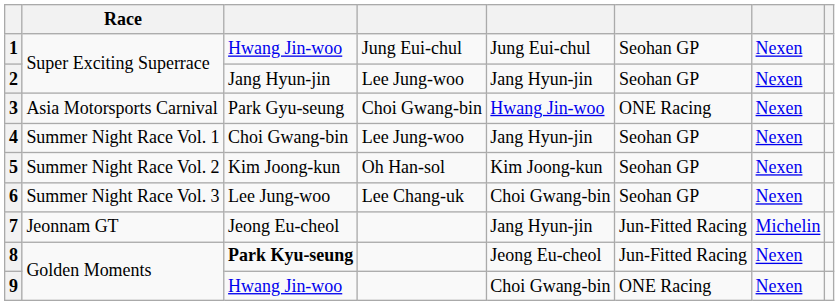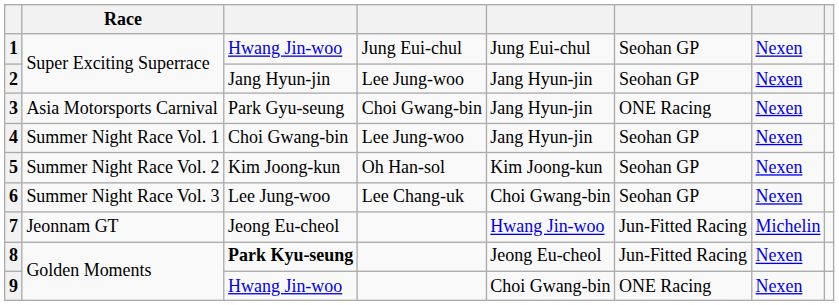(547, 107) Hwang Jin-woo -> (541, 107) Jang Hyun-jin
(541, 226) Jang Hyun-jin -> (547, 226) Hwang Jin-woo
